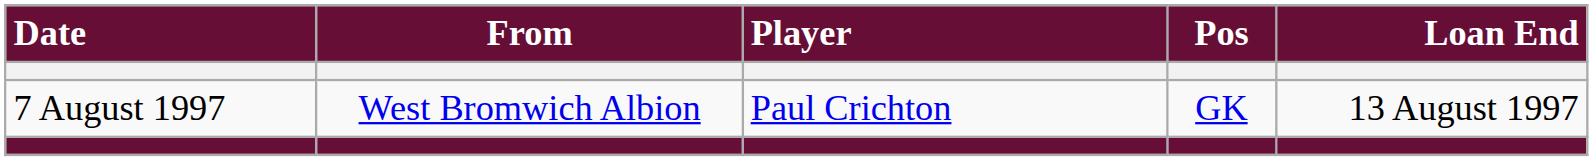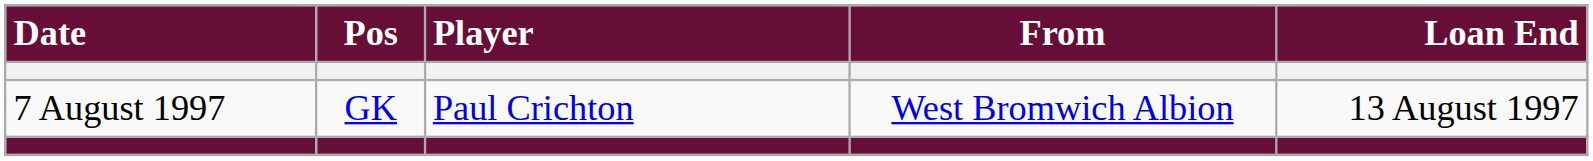columns swapped: (1221, 71) <-> (530, 71)
